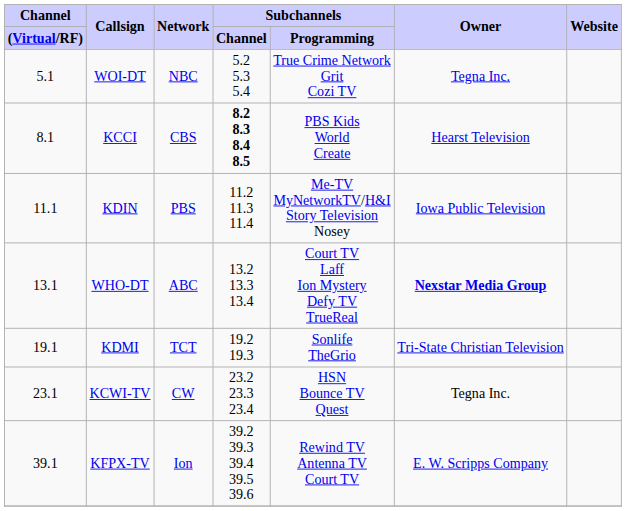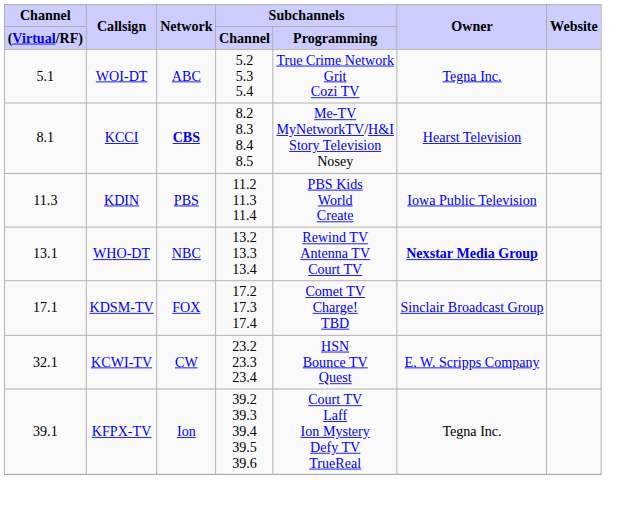(183, 76) NBC -> (186, 76) ABC
(183, 138) normal -> (186, 138) bold
(241, 138) bold -> (244, 138) normal
(332, 138) PBS Kids World Create -> (335, 138) Me-TV MyNetworkTV/H&I Story Television Nosey
(45, 207) 11.1 -> (45, 200) 11.3
(332, 207) Me-TV MyNetworkTV/H&I Story Television Nosey -> (335, 200) PBS Kids World Create
(183, 285) ABC -> (186, 254) NBC
(332, 285) Court TV Laff Ion Mystery Defy TV TrueReal -> (335, 254) Rewind TV Antenna TV Court TV
+ row: (122, 308)
- row: (120, 347)
(45, 393) 23.1 -> (45, 362) 32.1
(481, 393) Tegna Inc. -> (472, 362) E. W. Scripps Company
(332, 463) Rewind TV Antenna TV Court TV -> (335, 431) Court TV Laff Ion Mystery Defy TV TrueReal
(481, 463) E. W. Scripps Company -> (472, 431) Tegna Inc.
